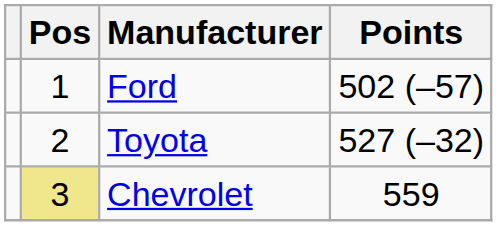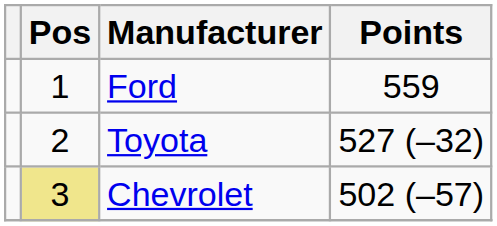(411, 86) 502 (–57) -> (411, 86) 559
(411, 194) 559 -> (411, 194) 502 (–57)
